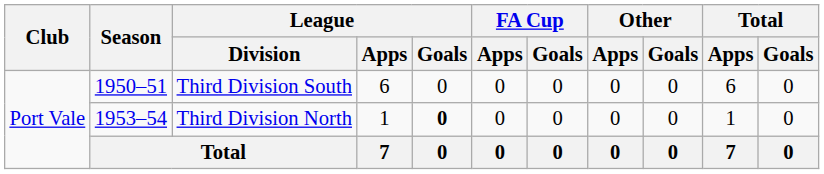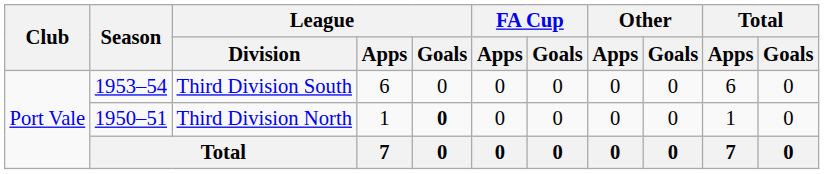(131, 86) 1950–51 -> (131, 86) 1953–54
(131, 119) 1953–54 -> (131, 119) 1950–51
